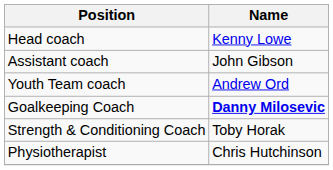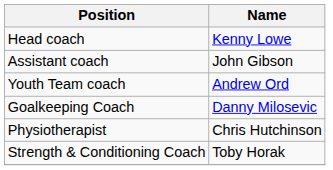(269, 107) bold -> (265, 107) normal
rows swapped: (107, 130) <-> (57, 152)
